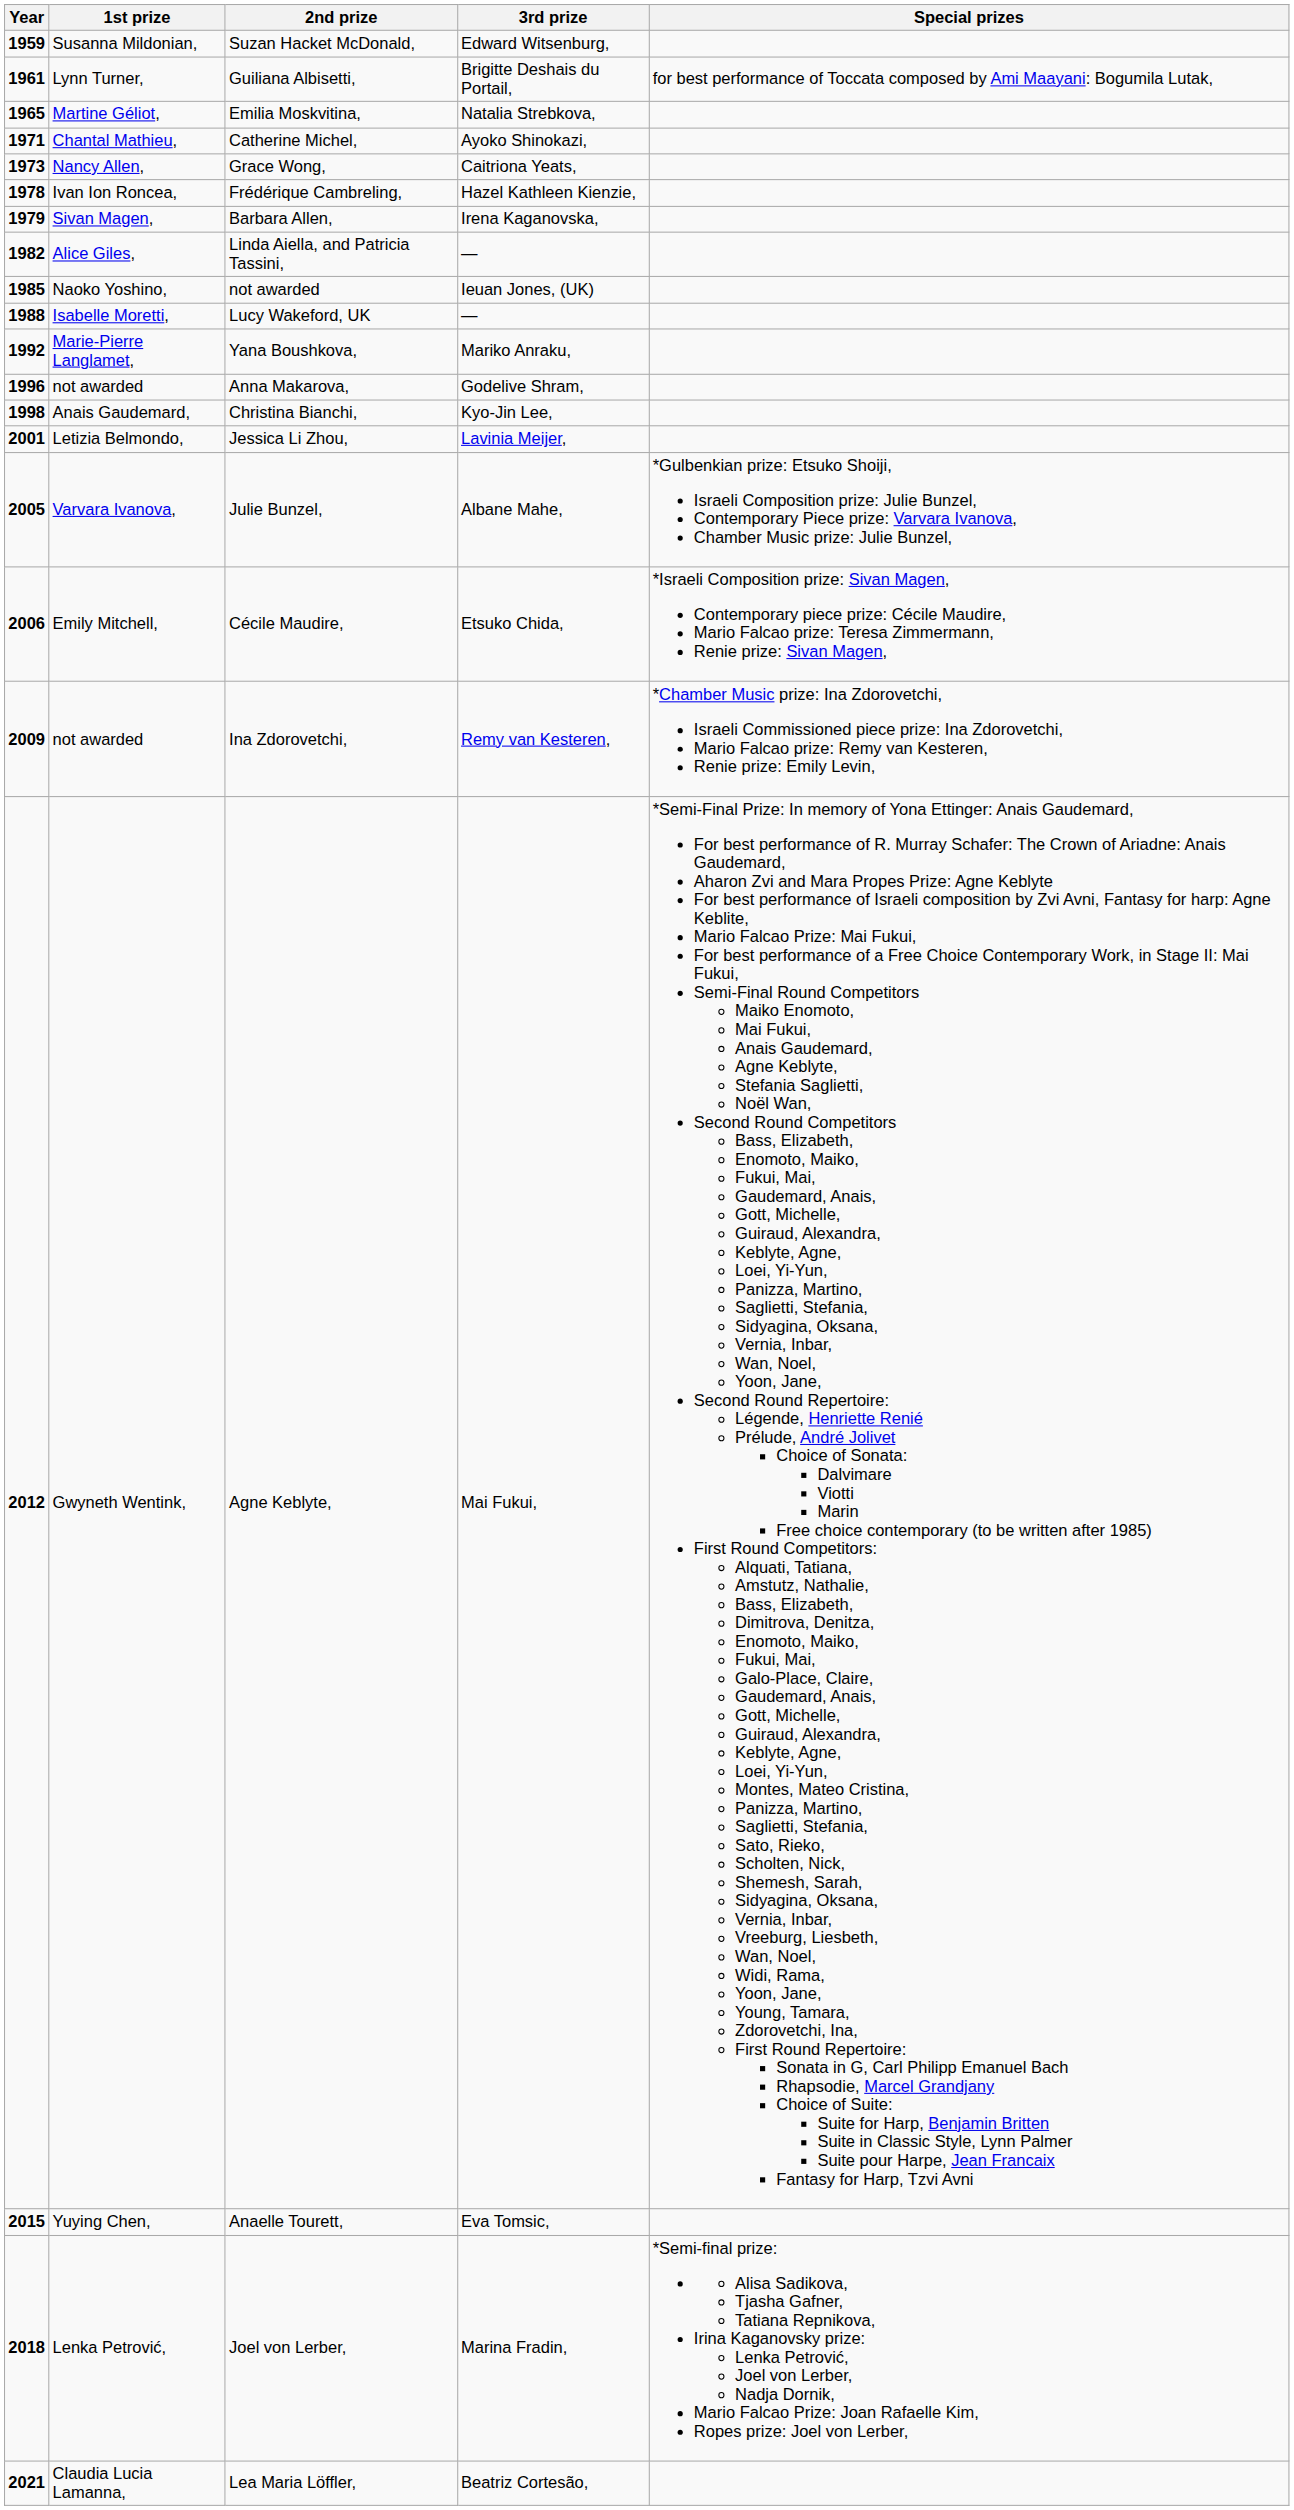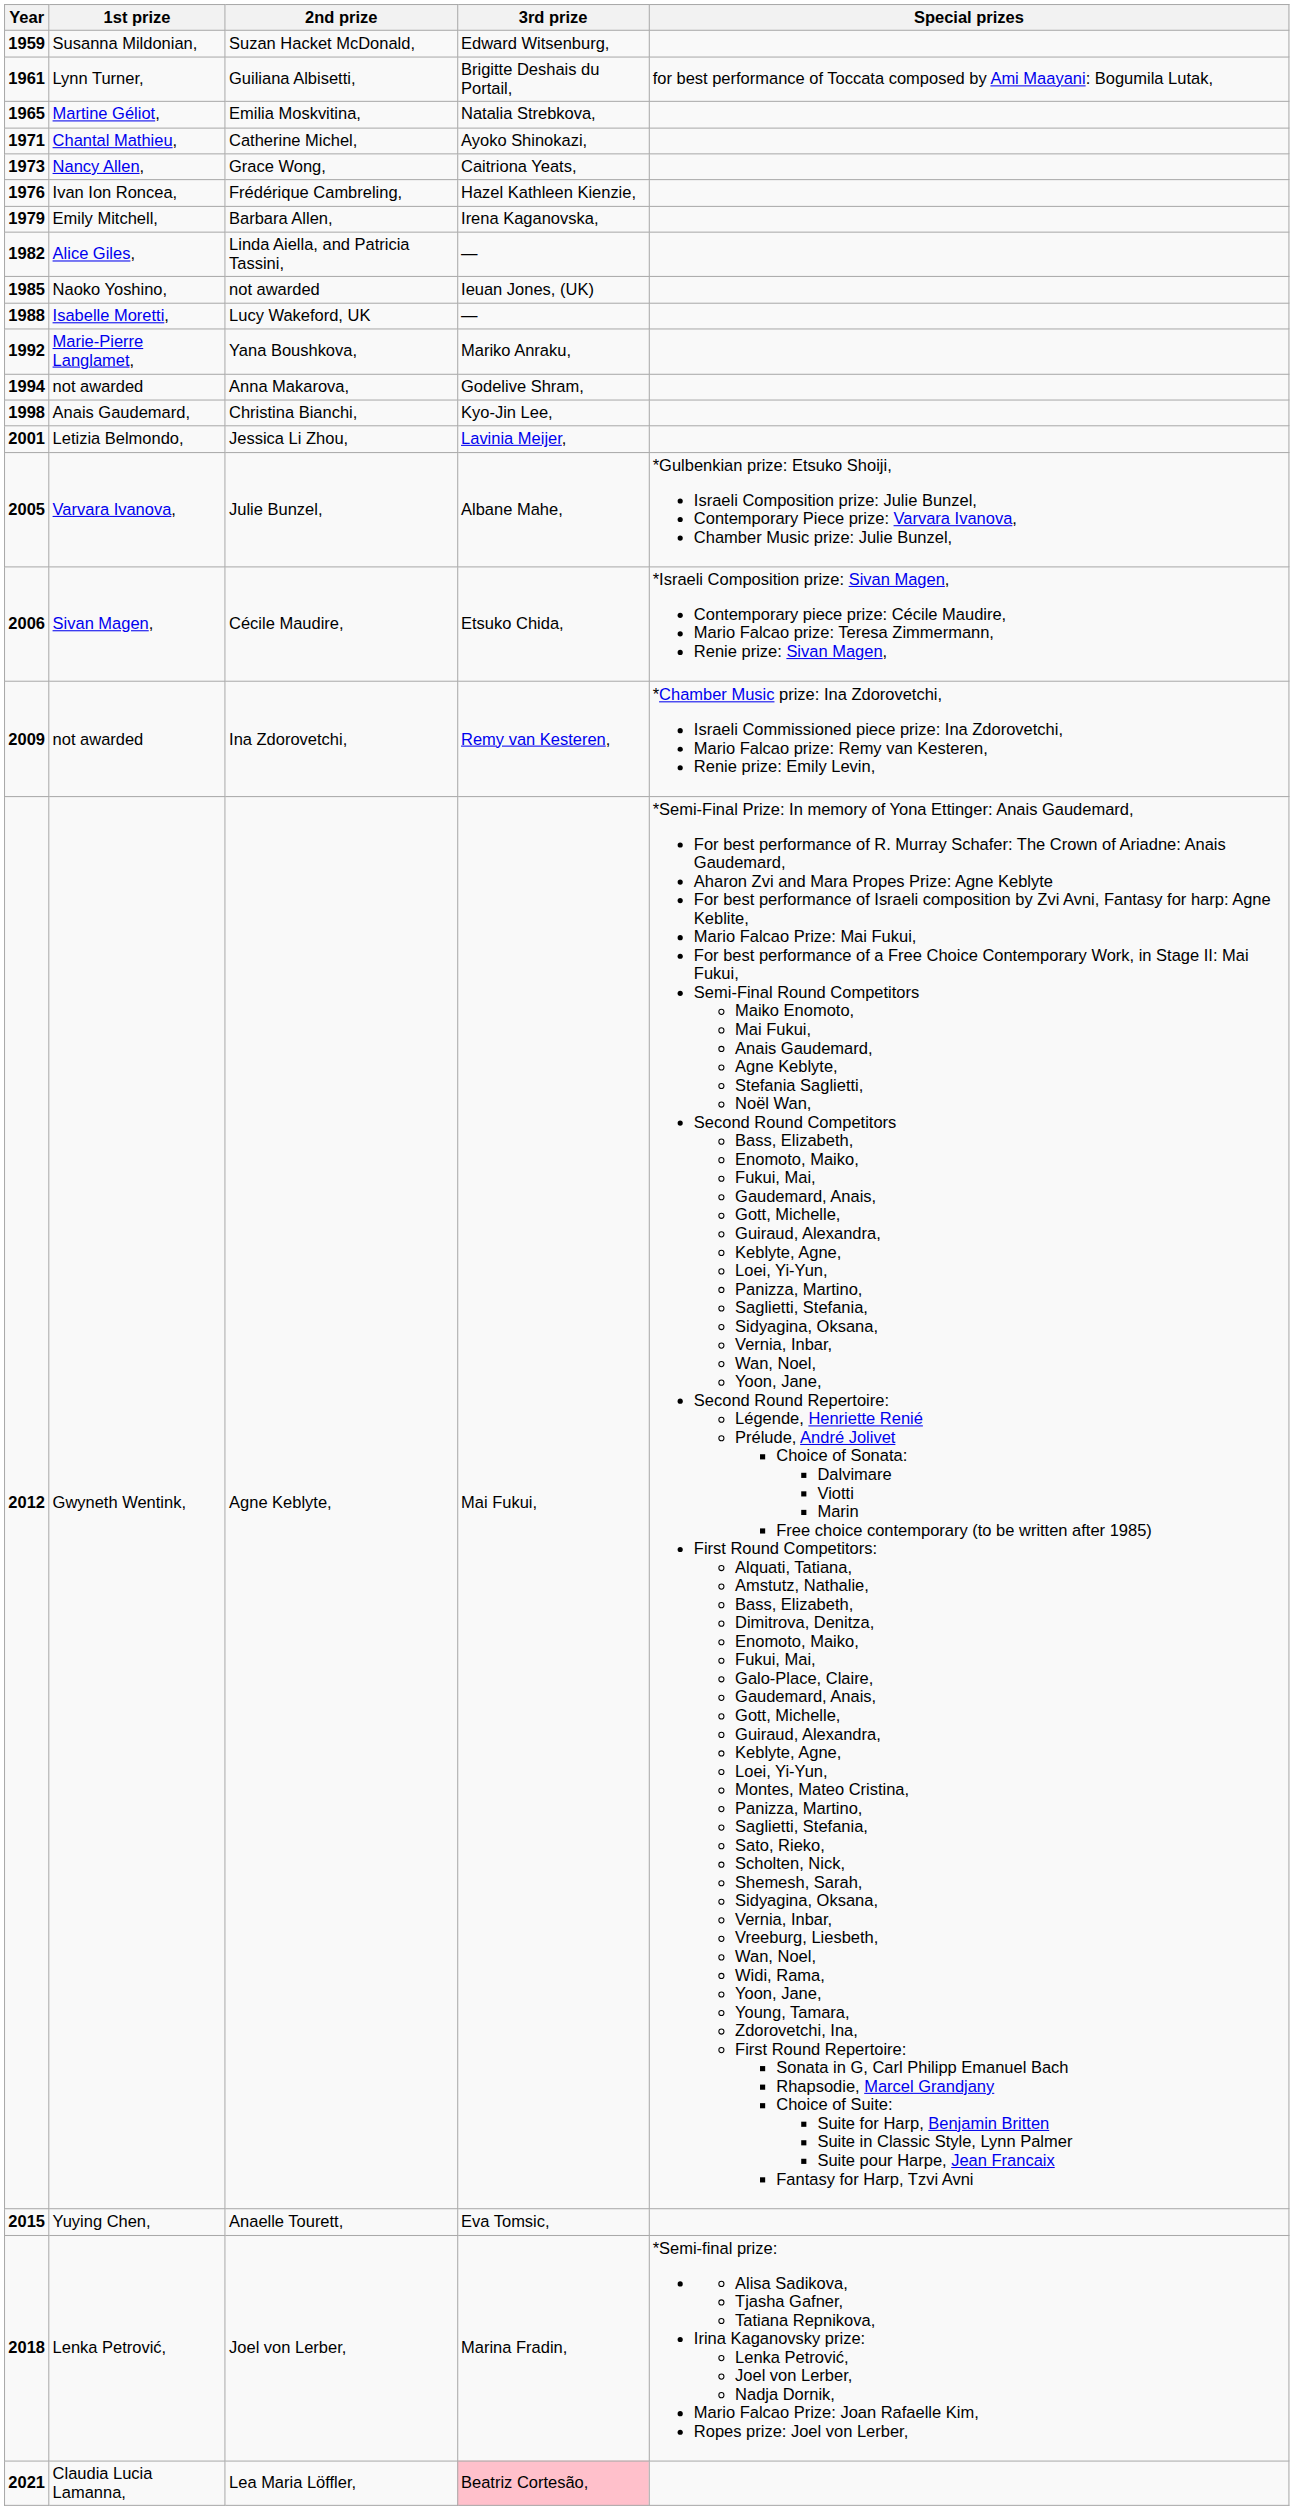(27, 192) 1978 -> (27, 192) 1976
(103, 219) Sivan Magen, -> (105, 219) Emily Mitchell,
(27, 386) 1996 -> (27, 386) 1994
(105, 624) Emily Mitchell, -> (103, 624) Sivan Magen,
(525, 2483) no background -> (525, 2483) pink background
